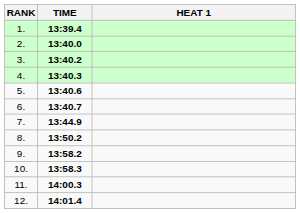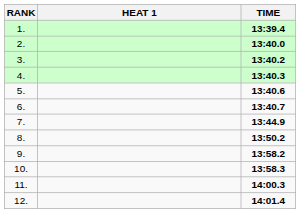columns swapped: (194, 13) <-> (65, 13)
